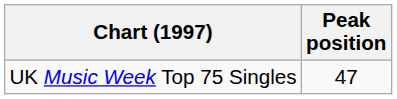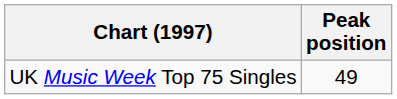(346, 76) 47 -> (346, 76) 49
